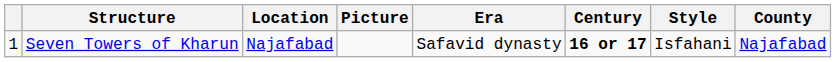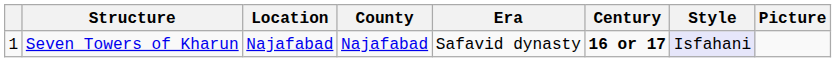columns swapped: (783, 18) <-> (375, 18)
(693, 44) no background -> (712, 44) lavender background
